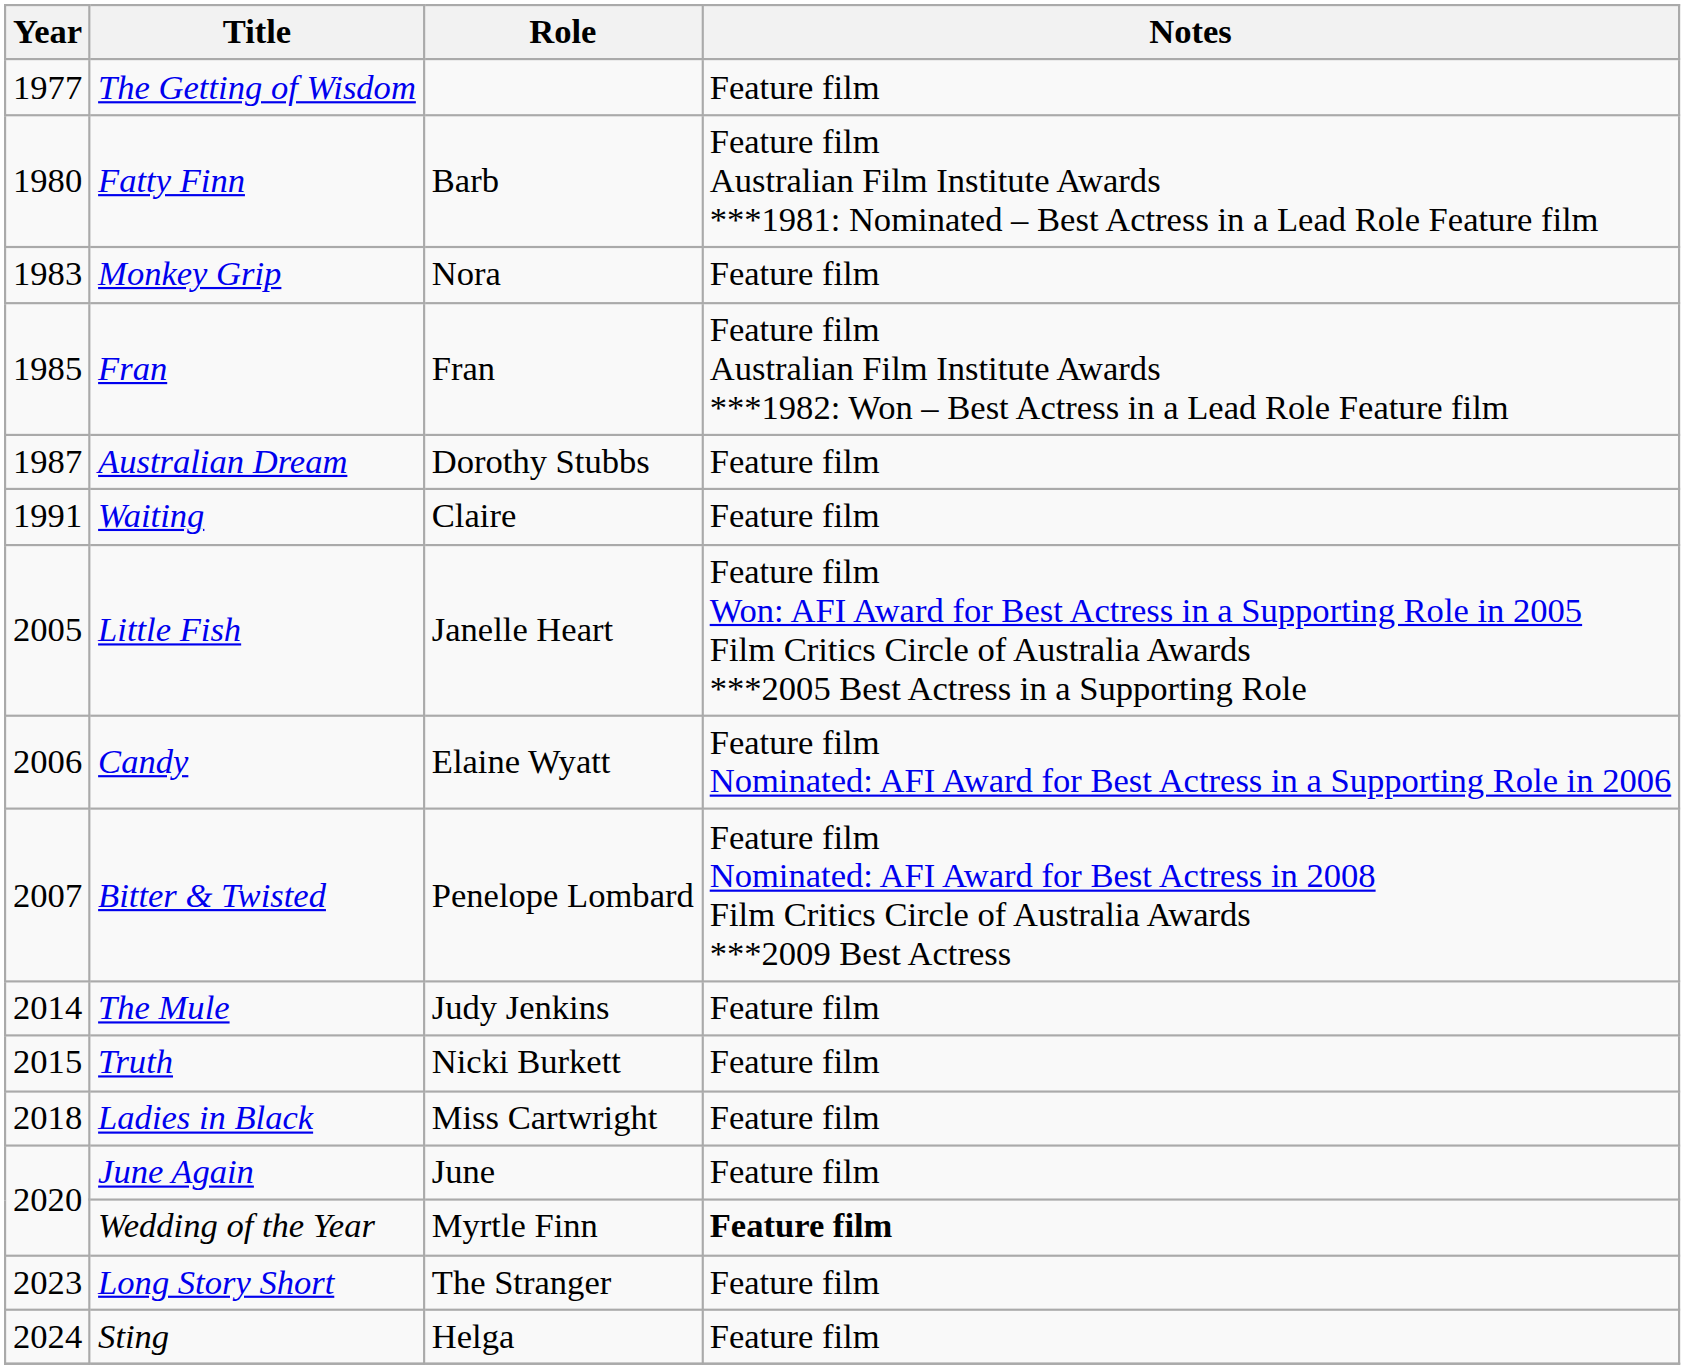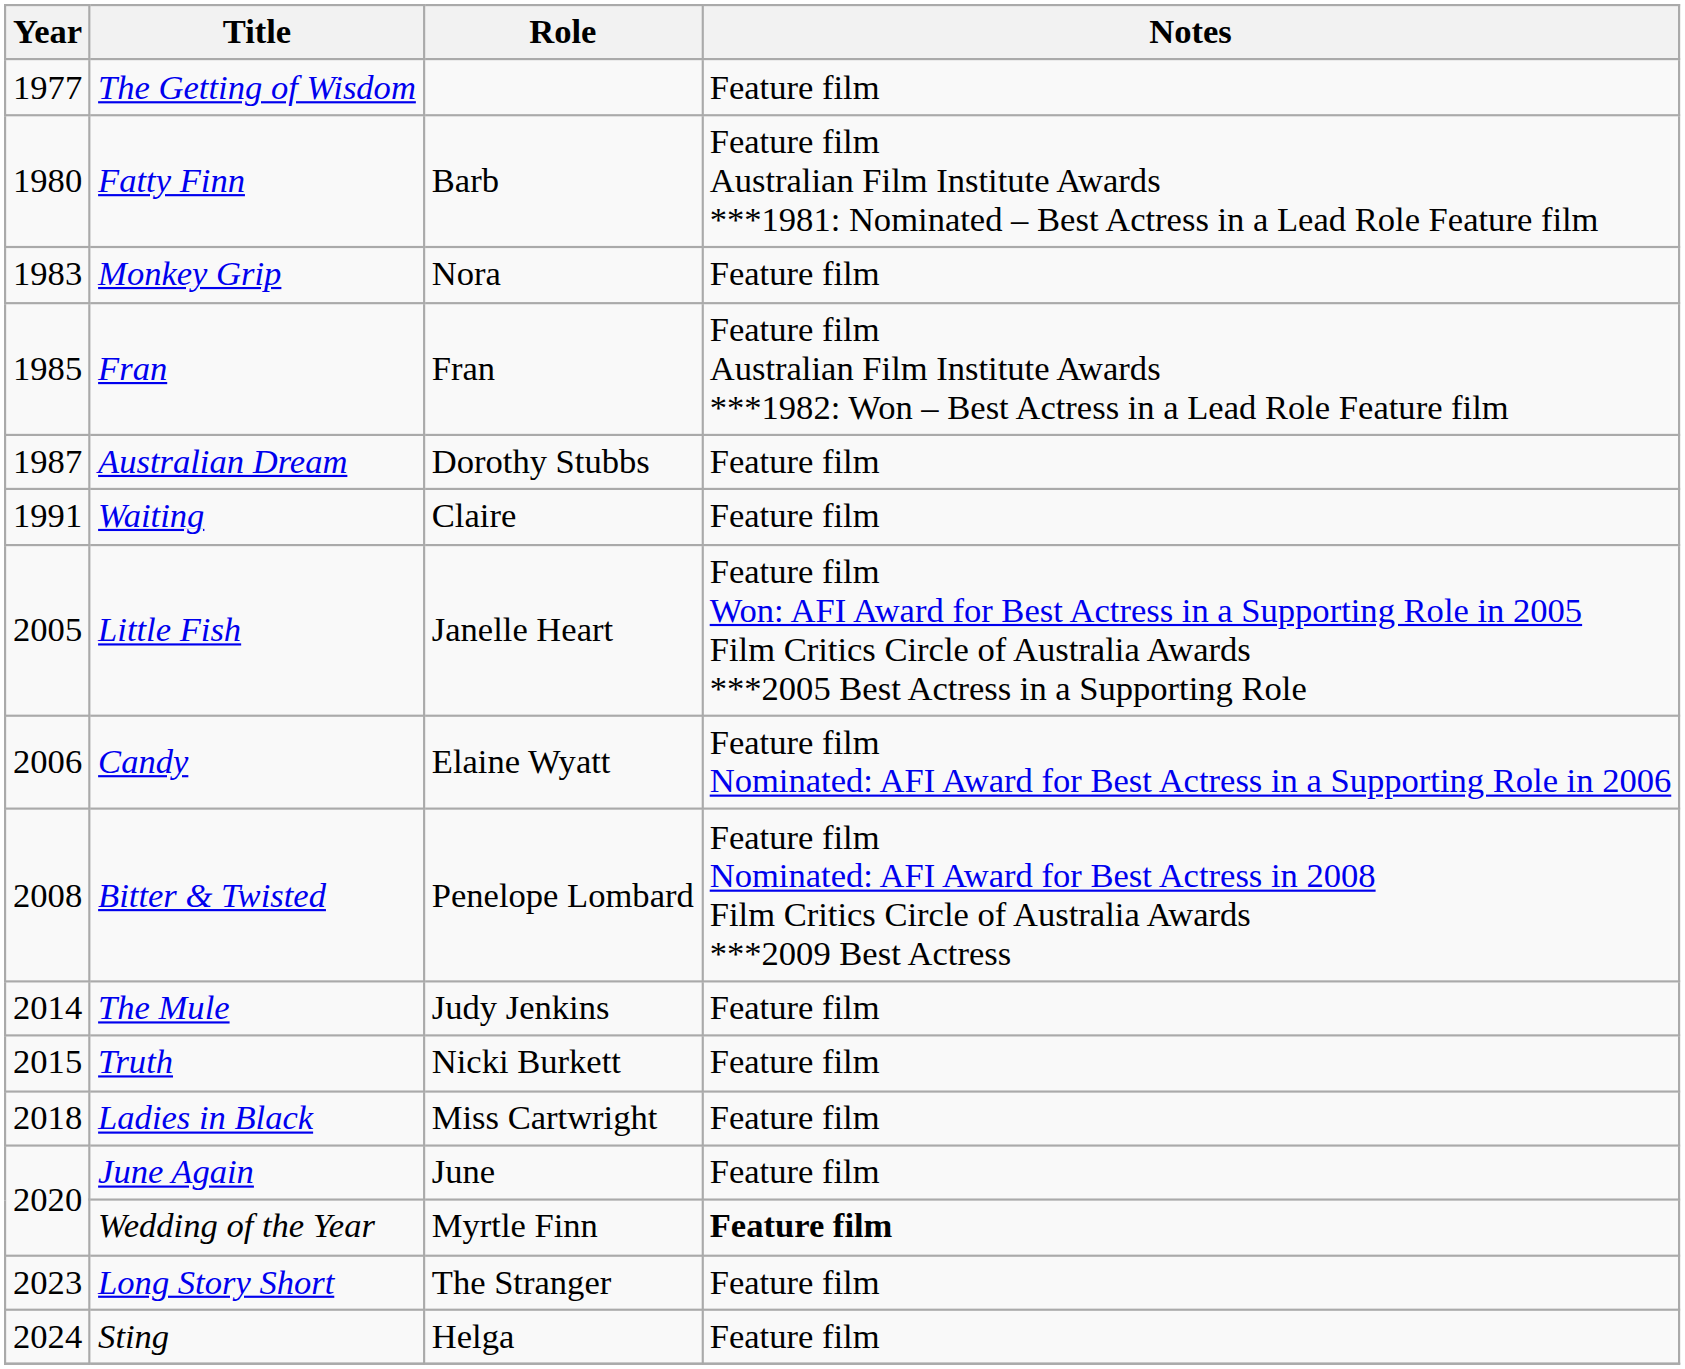(48, 894) 2007 -> (48, 894) 2008
